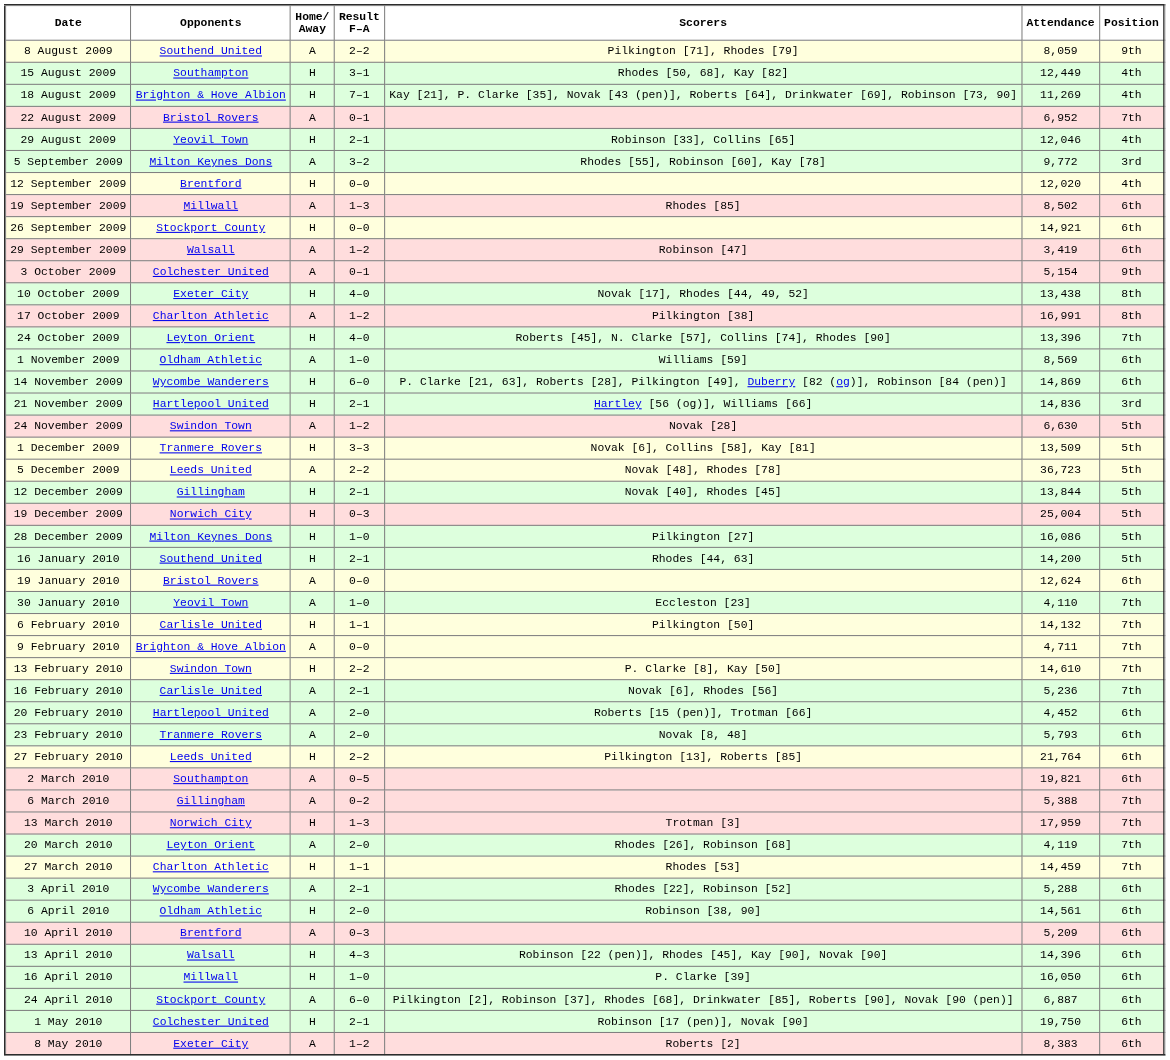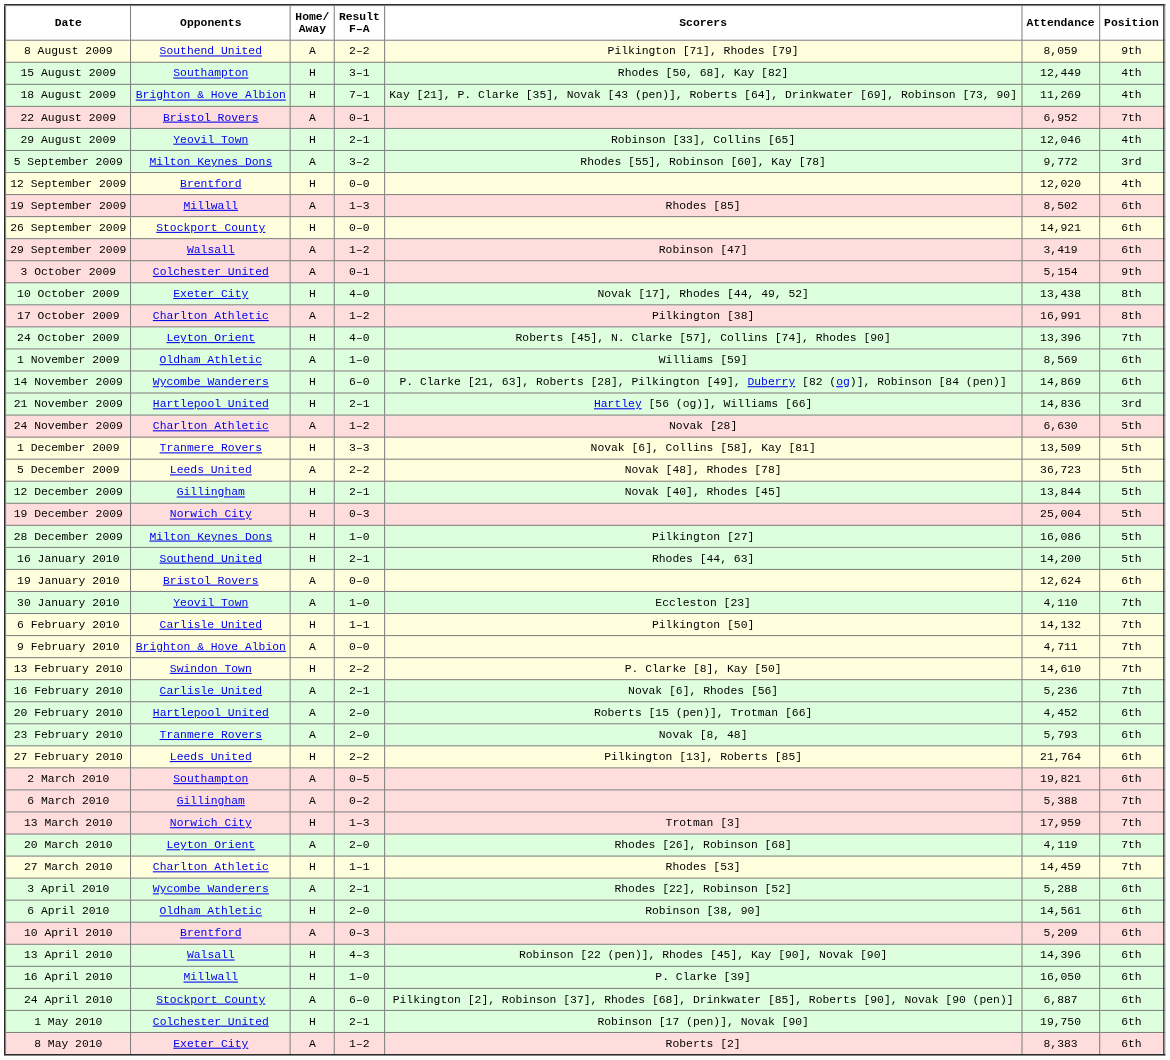(211, 426) Swindon Town -> (211, 426) Charlton Athletic
